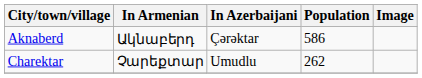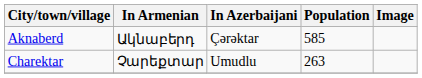(315, 38) 586 -> (315, 38) 585
(315, 61) 262 -> (315, 61) 263
